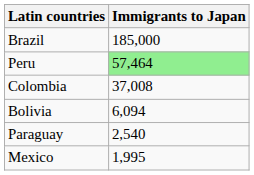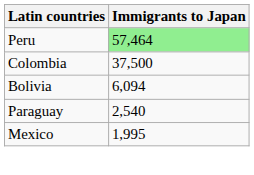- row: (26, 39)
(132, 87) 37,008 -> (132, 63) 37,500
